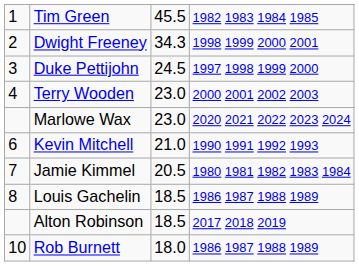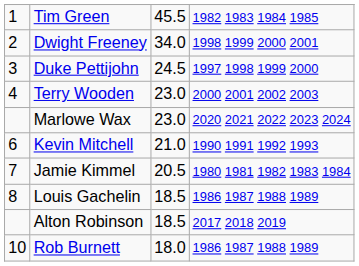(170, 42) 34.3 -> (170, 42) 34.0
